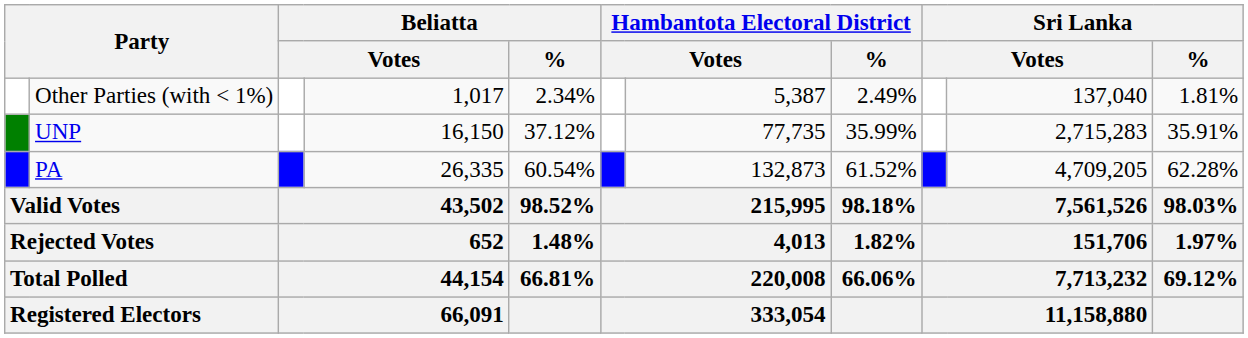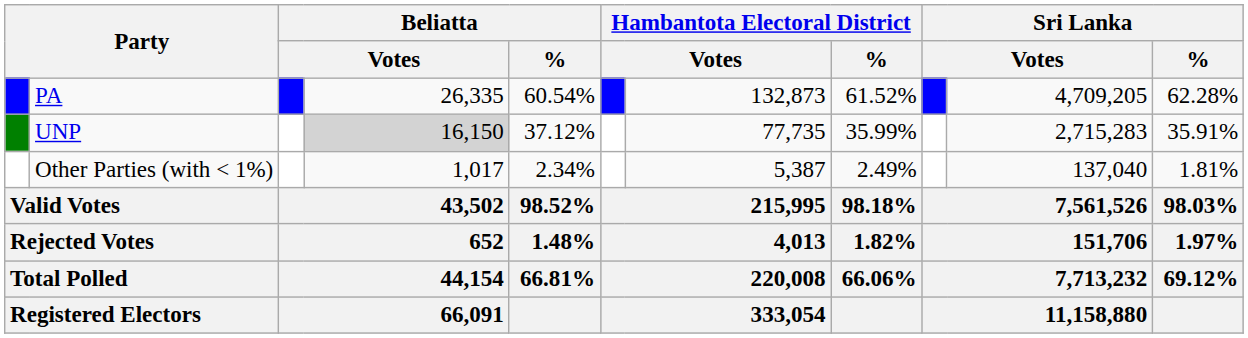rows swapped: (49, 168) <-> (154, 95)
(472, 132) no background -> (472, 132) lightgrey background
